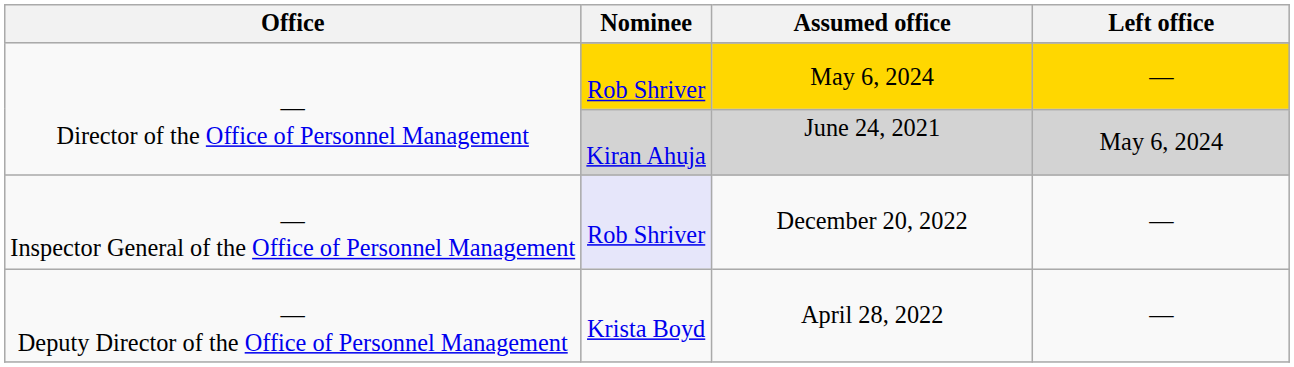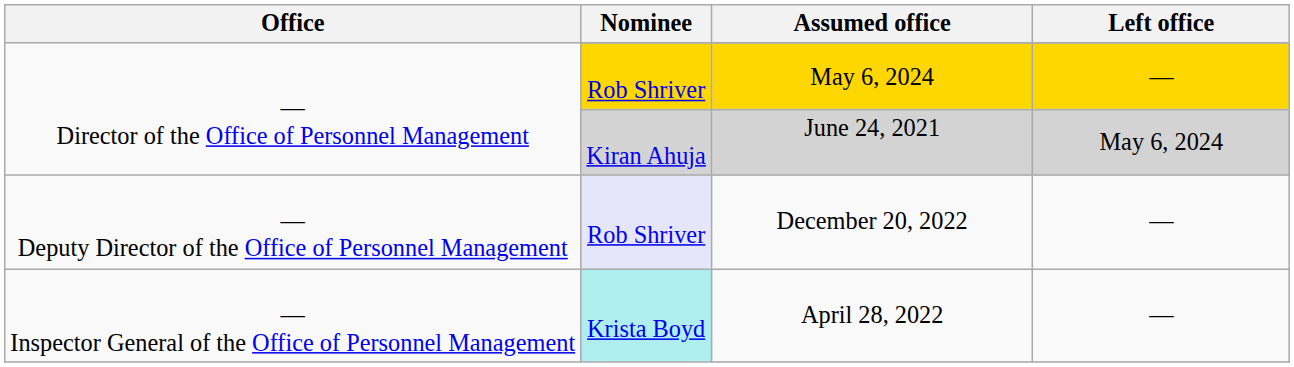(293, 235) — Inspector General of the Office of Personnel Management -> (293, 235) — Deputy Director of the Office of Personnel Management
(293, 328) — Deputy Director of the Office of Personnel Management -> (293, 328) — Inspector General of the Office of Personnel Management
(646, 328) no background -> (646, 328) paleturquoise background
